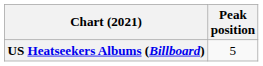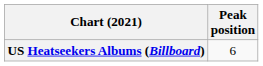(233, 50) 5 -> (233, 50) 6
